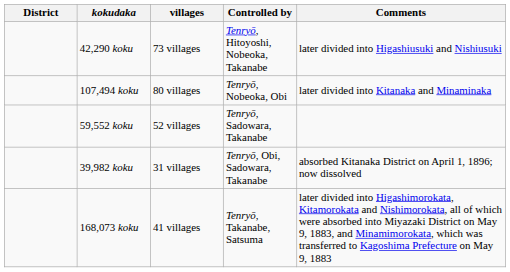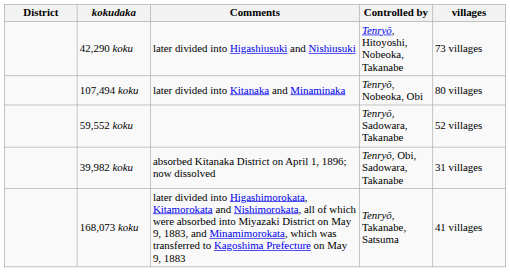columns swapped: (187, 13) <-> (401, 13)
